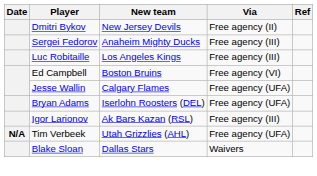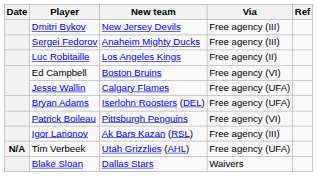(243, 27) Free agency (II) -> (244, 27) Free agency (III)
(244, 57) Free agency (III) -> (243, 57) Free agency (II)
+ row: (64, 118)
